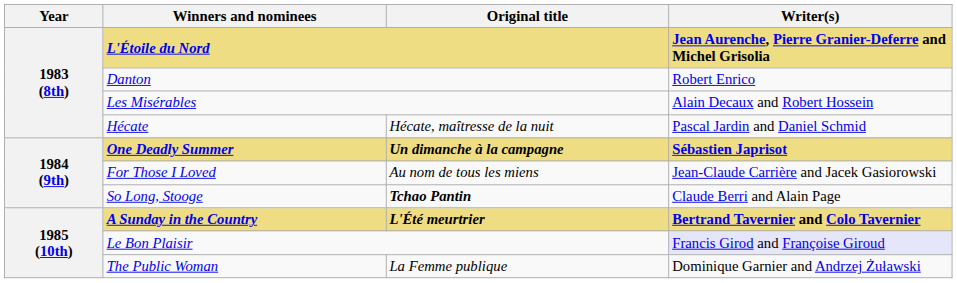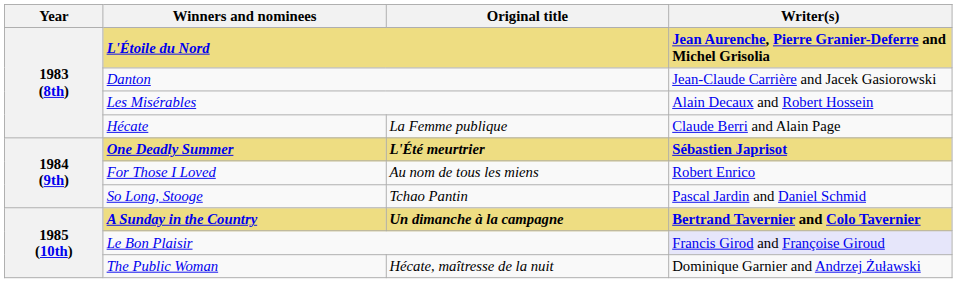(714, 79) Robert Enrico -> (804, 79) Jean-Claude Carrière and Jacek Gasiorowski
(472, 126) Hécate, maîtresse de la nuit -> (448, 126) La Femme publique
(769, 126) Pascal Jardin and Daniel Schmid -> (756, 126) Claude Berri and Alain Page
(477, 149) Un dimanche à la campagne -> (437, 149) L'Été meurtrier
(804, 172) Jean-Claude Carrière and Jacek Gasiorowski -> (714, 172) Robert Enrico
(430, 196) bold -> (429, 196) normal
(756, 196) Claude Berri and Alain Page -> (769, 196) Pascal Jardin and Daniel Schmid
(437, 219) L'Été meurtrier -> (477, 219) Un dimanche à la campagne
(448, 266) La Femme publique -> (472, 266) Hécate, maîtresse de la nuit
